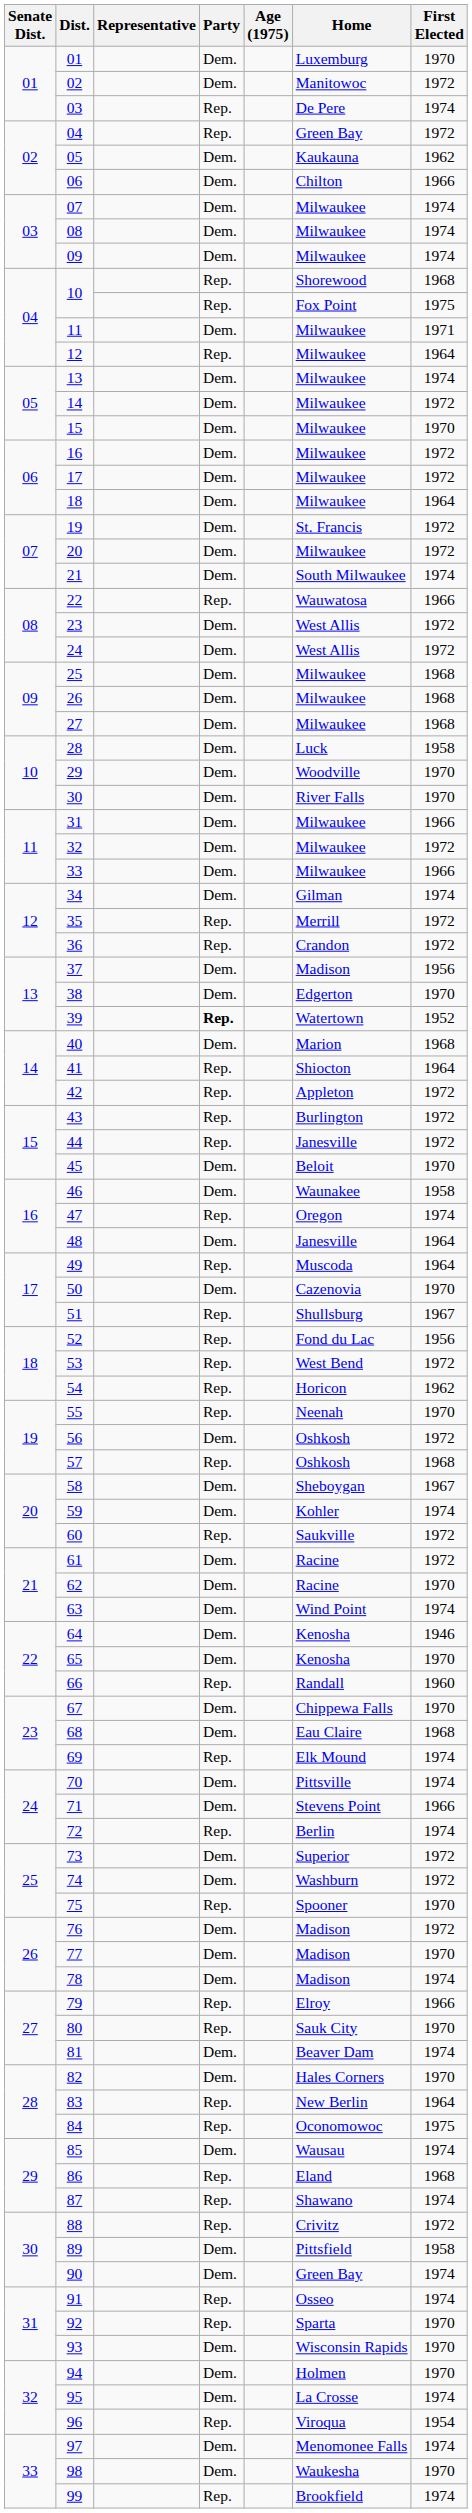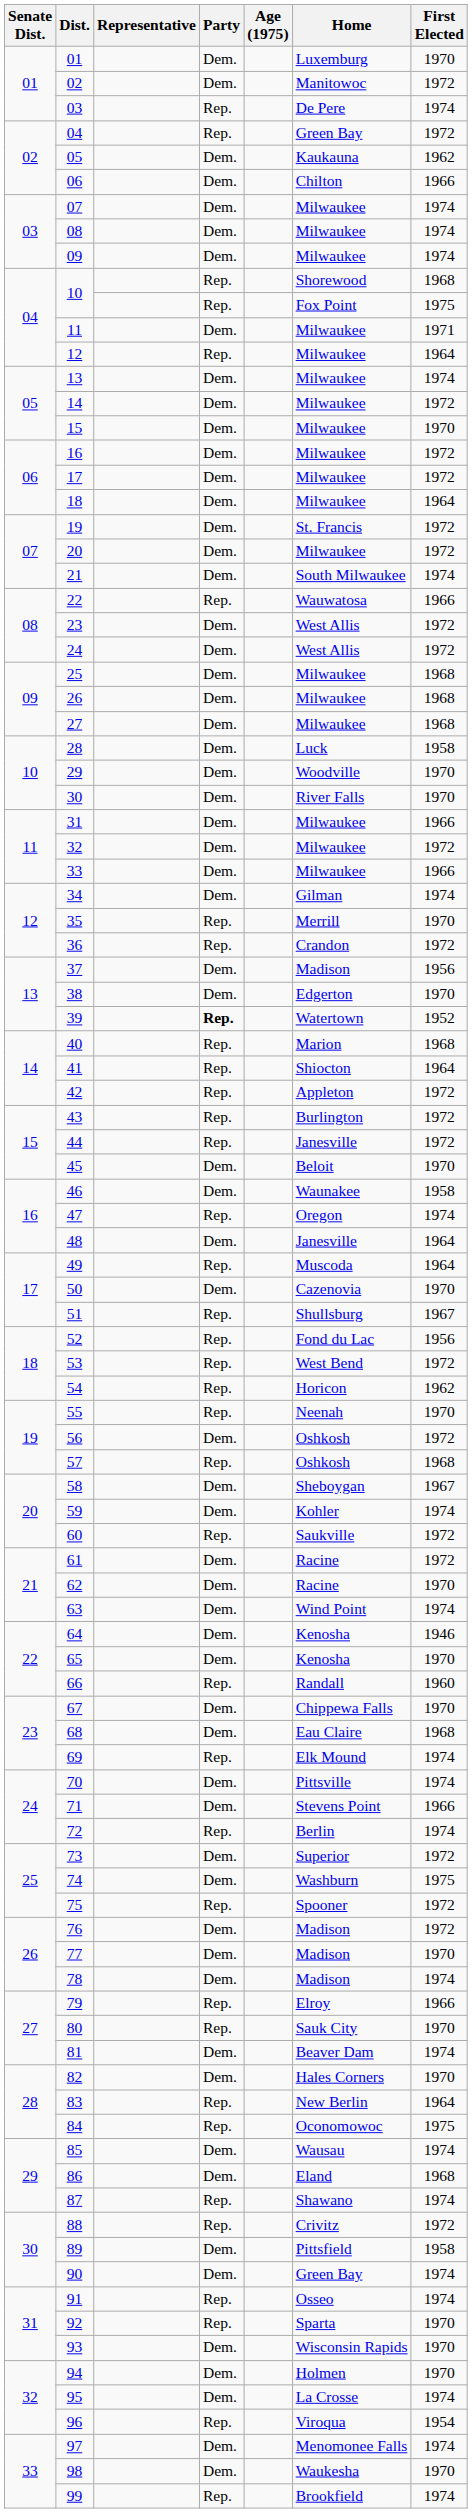(439, 920) 1972 -> (439, 920) 1970
(220, 1043) Dem. -> (217, 1043) Rep.
(439, 1880) 1972 -> (439, 1880) 1975
(439, 1904) 1970 -> (439, 1904) 1972
(217, 2175) Rep. -> (220, 2175) Dem.
